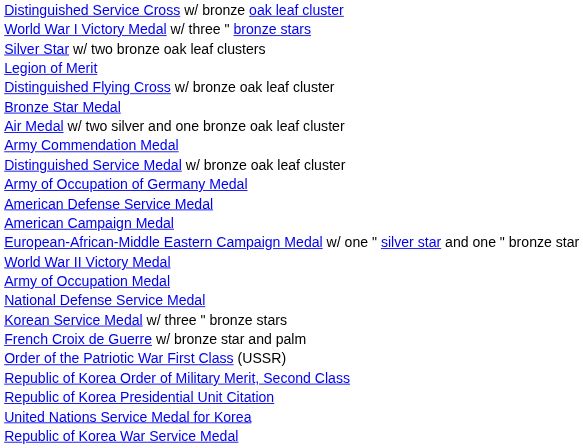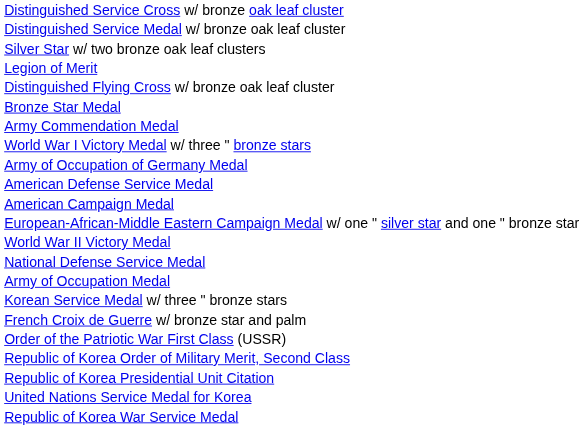rows swapped: (175, 165) <-> (158, 29)
- row: (174, 126)
rows swapped: (87, 281) <-> (105, 301)
